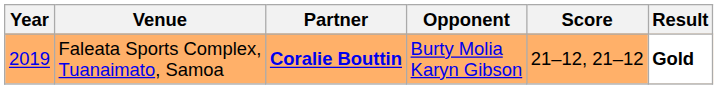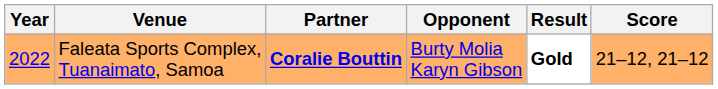columns swapped: (587, 20) <-> (680, 20)
(29, 59) 2019 -> (29, 59) 2022
